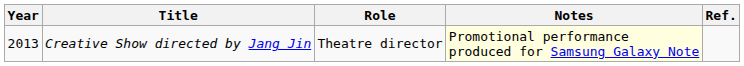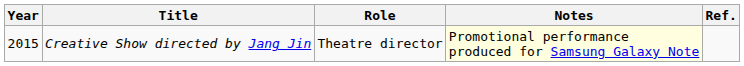(23, 44) 2013 -> (23, 44) 2015
